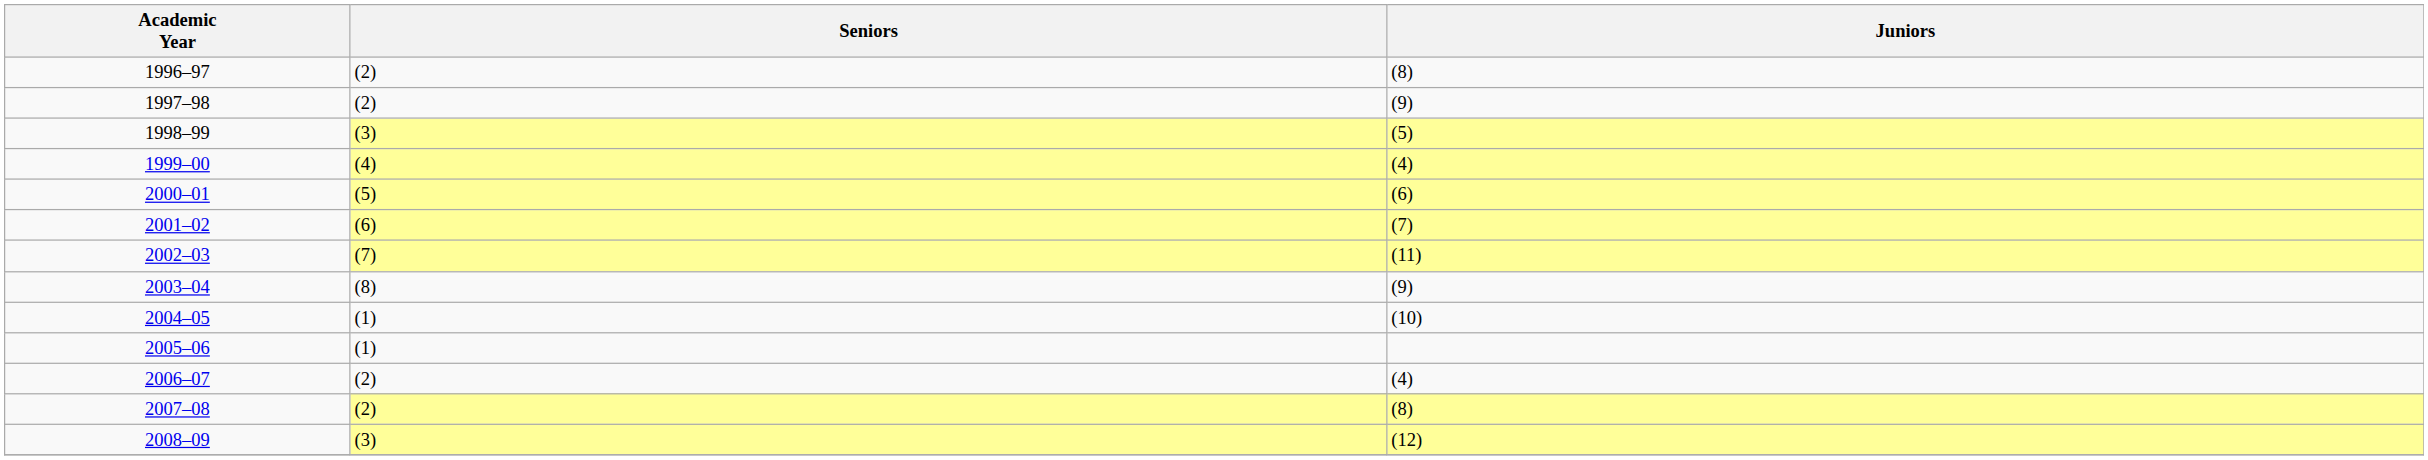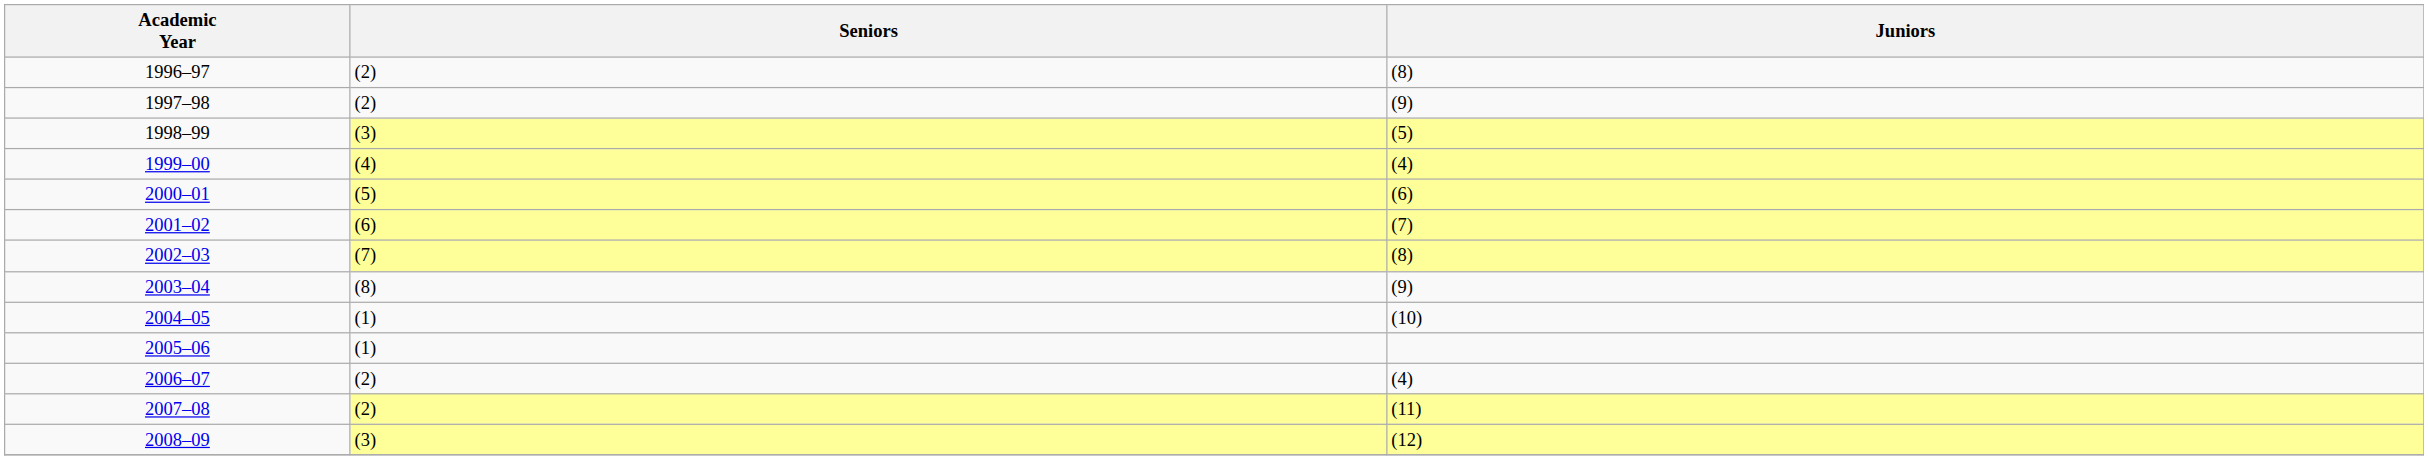(1406, 255) (11) -> (1402, 255) (8)
(1402, 408) (8) -> (1406, 408) (11)
